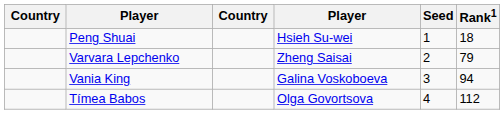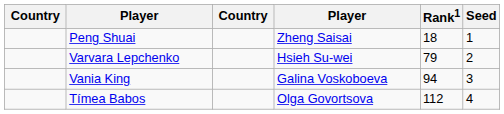columns swapped: (478, 16) <-> (438, 16)
(315, 38) Hsieh Su-wei -> (314, 38) Zheng Saisai
(314, 58) Zheng Saisai -> (315, 58) Hsieh Su-wei
